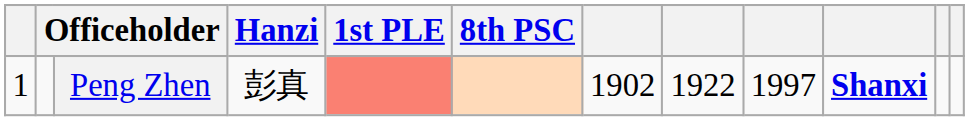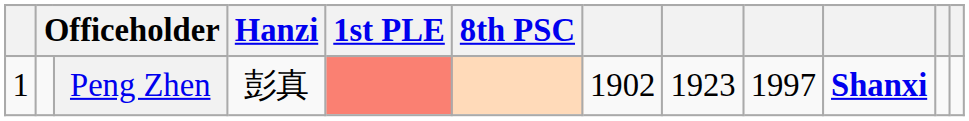(703, 85) 1922 -> (703, 85) 1923
